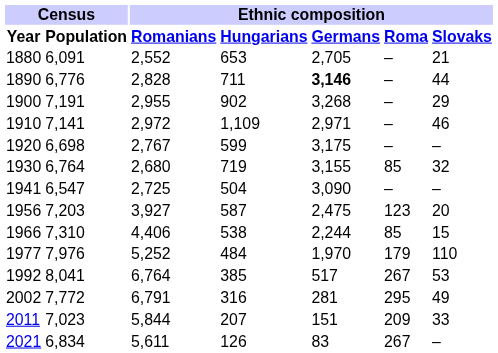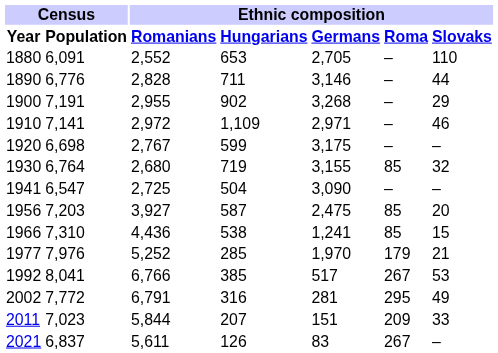(441, 58) 21 -> (445, 58) 110
(331, 80) bold -> (331, 80) normal
(397, 210) 123 -> (393, 210) 85
(151, 232) 4,406 -> (151, 232) 4,436
(331, 232) 2,244 -> (331, 232) 1,241
(234, 254) 484 -> (234, 254) 285
(445, 254) 110 -> (441, 254) 21
(151, 276) 6,764 -> (151, 276) 6,766
(65, 341) 6,834 -> (65, 341) 6,837
